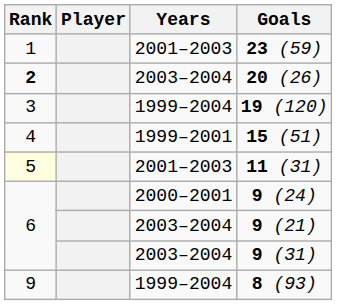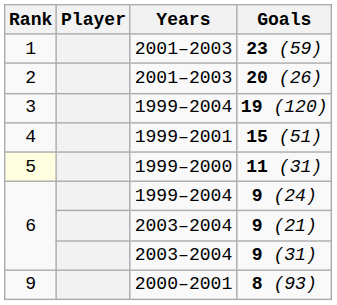(31, 78) bold -> (31, 78) normal
(183, 78) 2003–2004 -> (183, 78) 2001–2003
(183, 167) 2001–2003 -> (183, 167) 1999–2000
(183, 196) 2000–2001 -> (183, 196) 1999–2004
(183, 284) 1999–2004 -> (183, 284) 2000–2001
